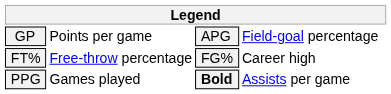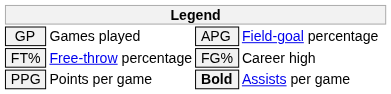(101, 36) Points per game -> (95, 36) Games played
(95, 79) Games played -> (101, 79) Points per game
